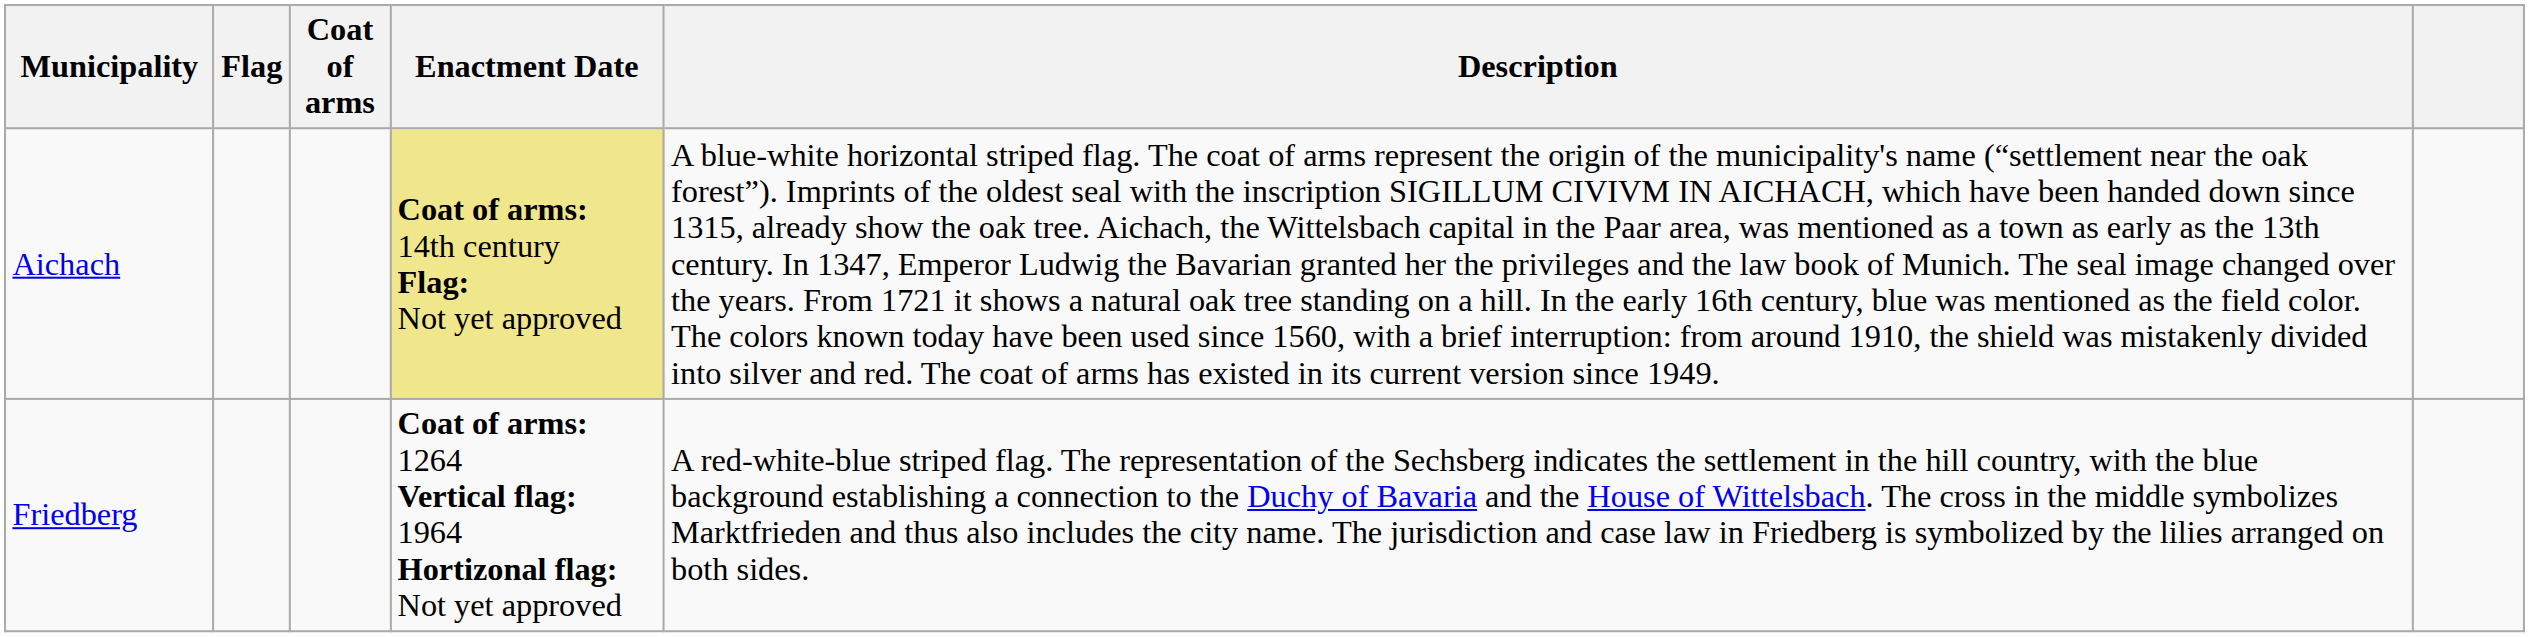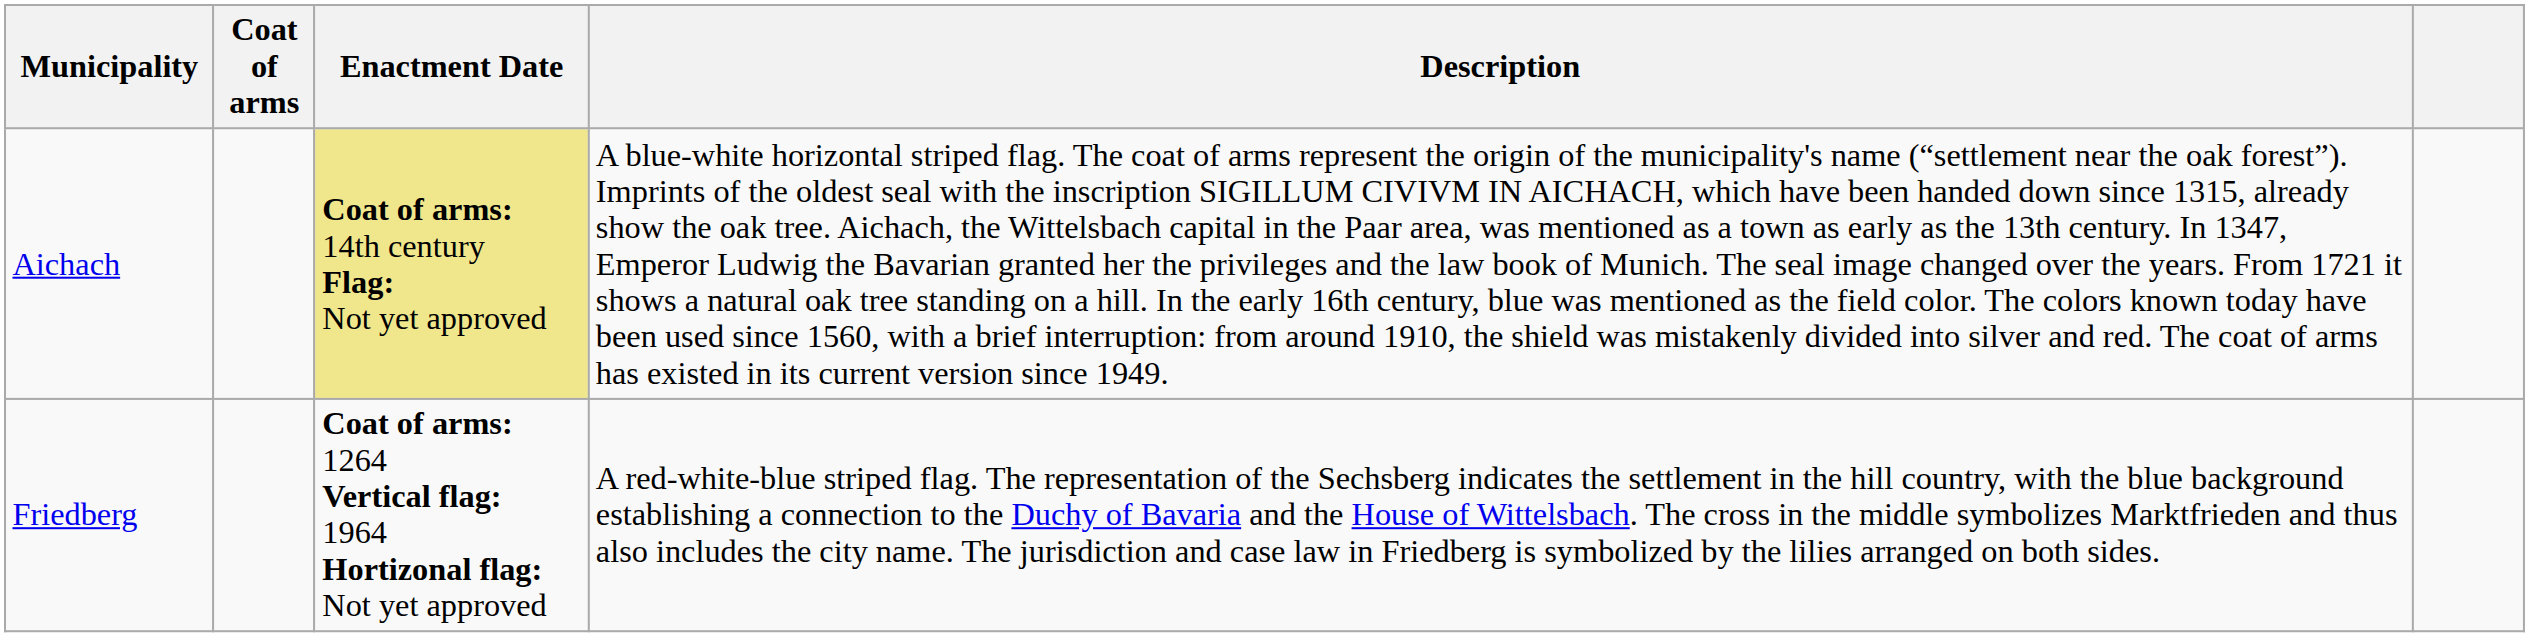- column: (252, 66)
